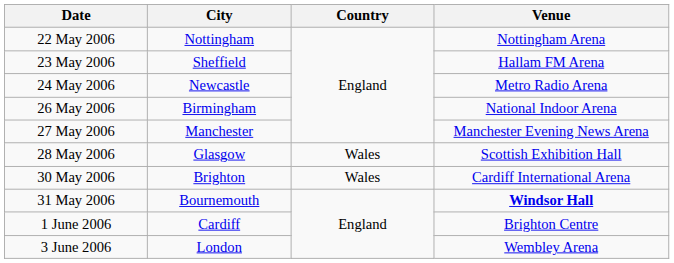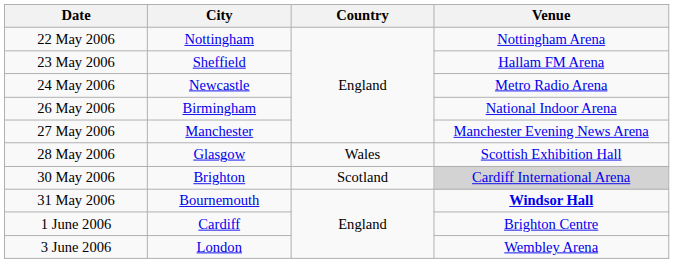(362, 177) Wales -> (362, 177) Scotland
(551, 177) no background -> (551, 177) lightgrey background
